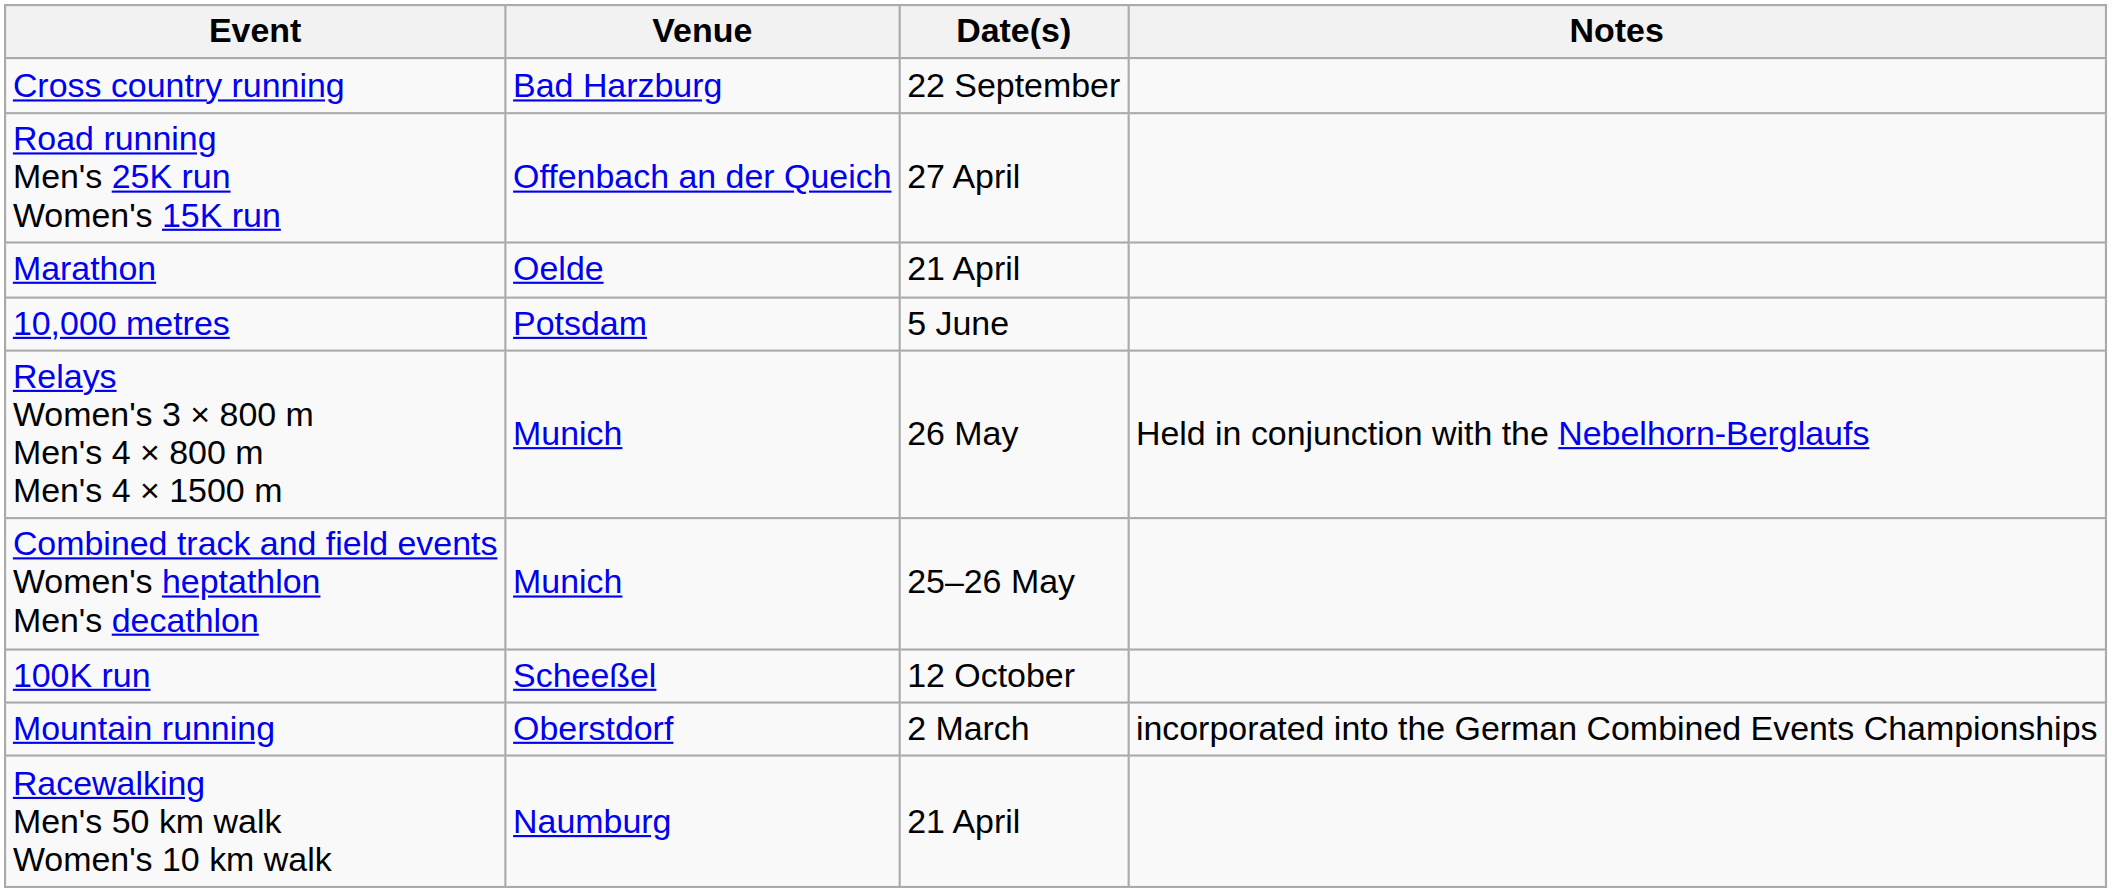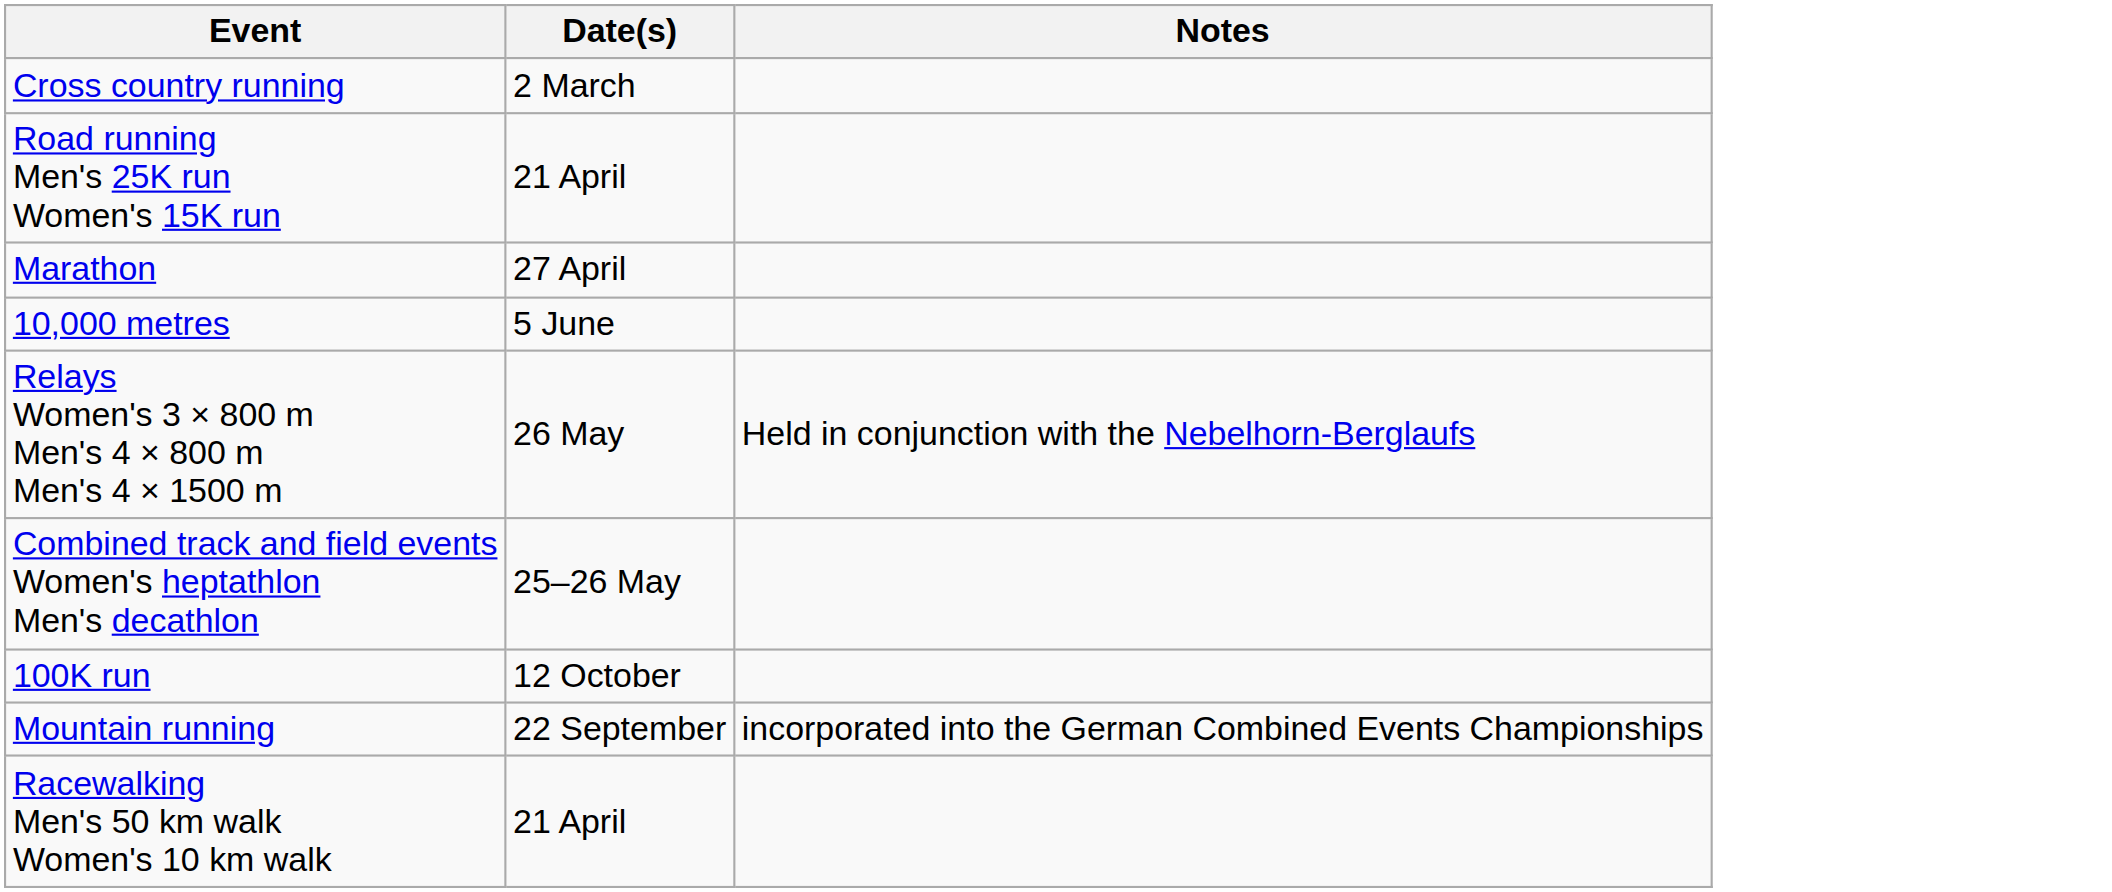- column: (702, 31)
(1014, 85) 22 September -> (574, 85) 2 March
(964, 177) 27 April -> (570, 177) 21 April
(964, 269) 21 April -> (570, 269) 27 April
(968, 728) 2 March -> (620, 728) 22 September
